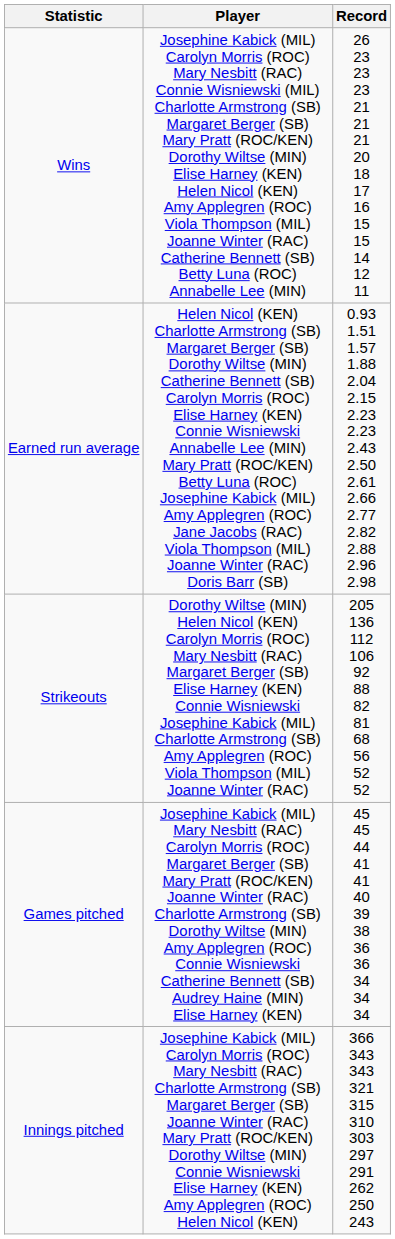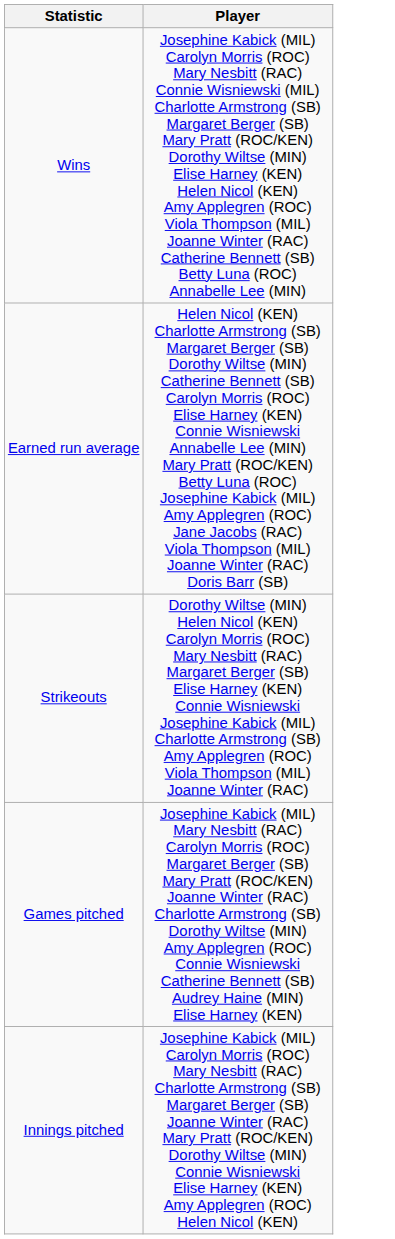- column: (362, 16)
